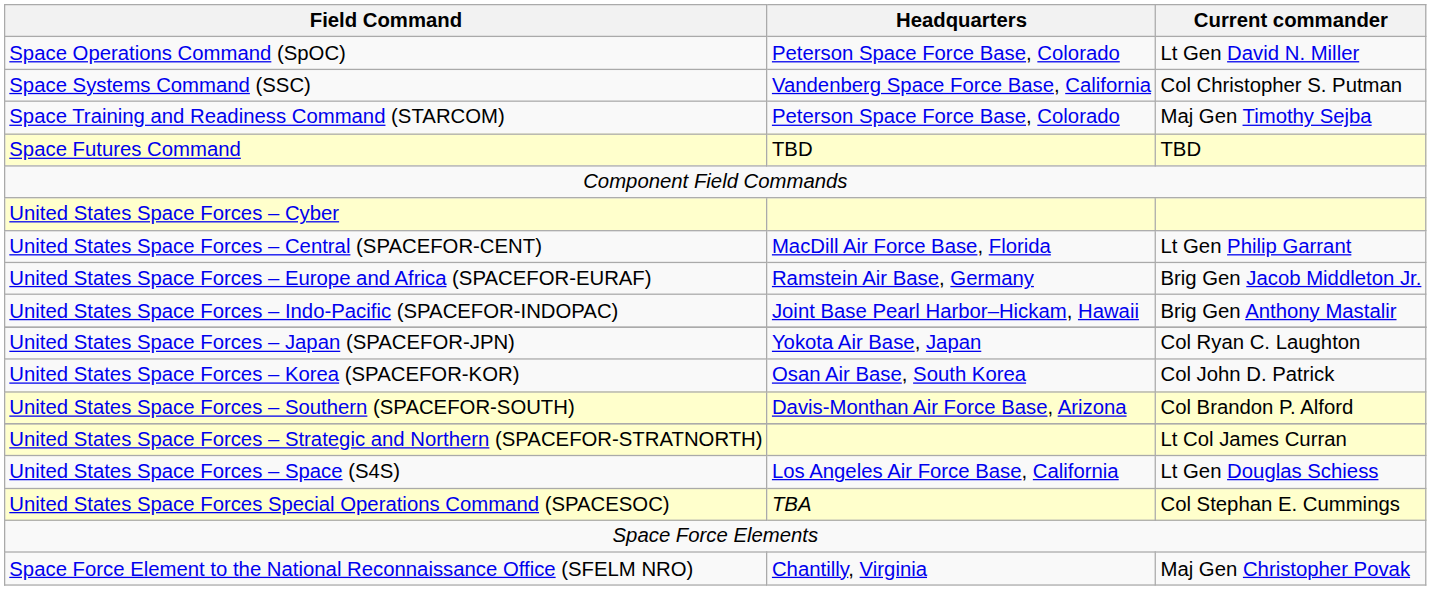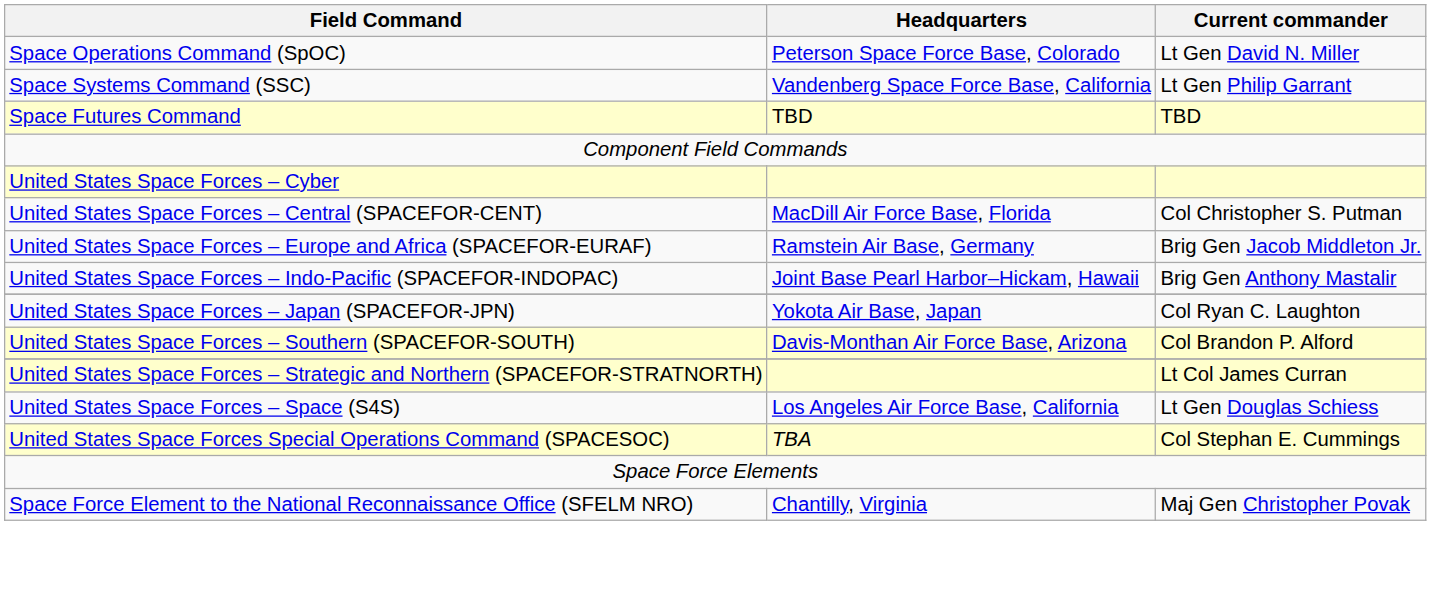(1281, 85) Col Christopher S. Putman -> (1256, 85) Lt Gen Philip Garrant
- row: (257, 117)
(1256, 246) Lt Gen Philip Garrant -> (1281, 213) Col Christopher S. Putman
- row: (264, 375)
